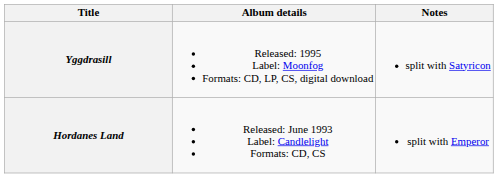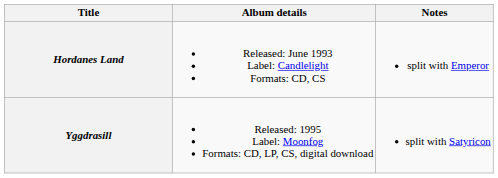rows swapped: (88, 135) <-> (88, 59)
